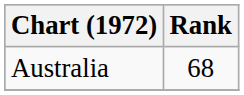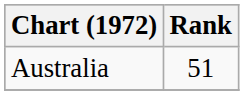(201, 68) 68 -> (201, 68) 51
